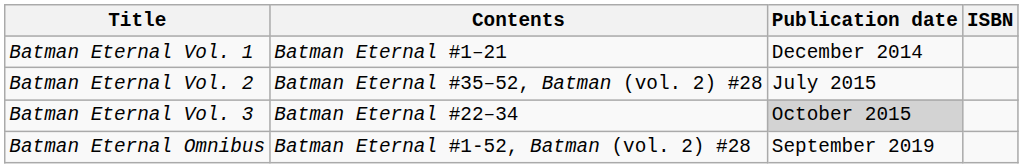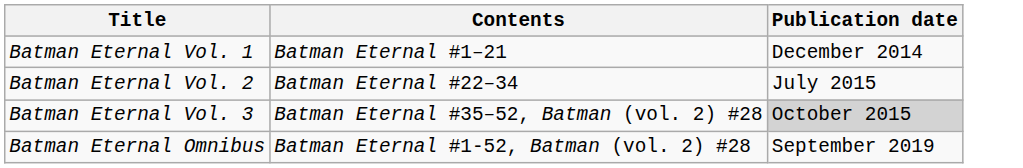- column: (990, 21)
(518, 84) Batman Eternal #35–52, Batman (vol. 2) #28 -> (396, 84) Batman Eternal #22–34
(396, 115) Batman Eternal #22–34 -> (518, 115) Batman Eternal #35–52, Batman (vol. 2) #28
